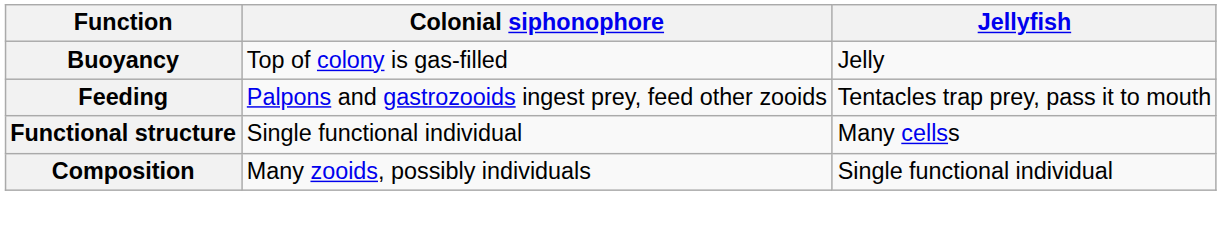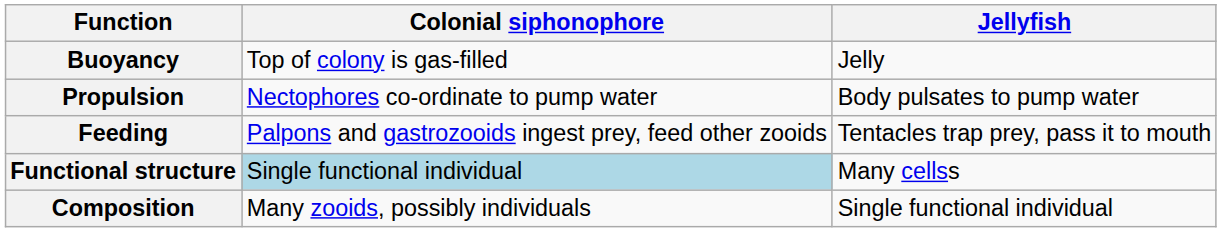+ row: (123, 97)
(384, 134) no background -> (384, 171) lightblue background
